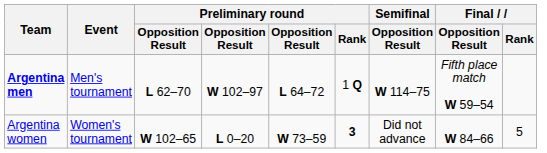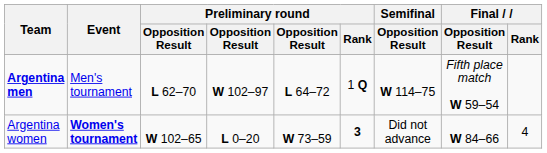(101, 132) normal -> (104, 132) bold
(519, 132) 5 -> (525, 132) 4
